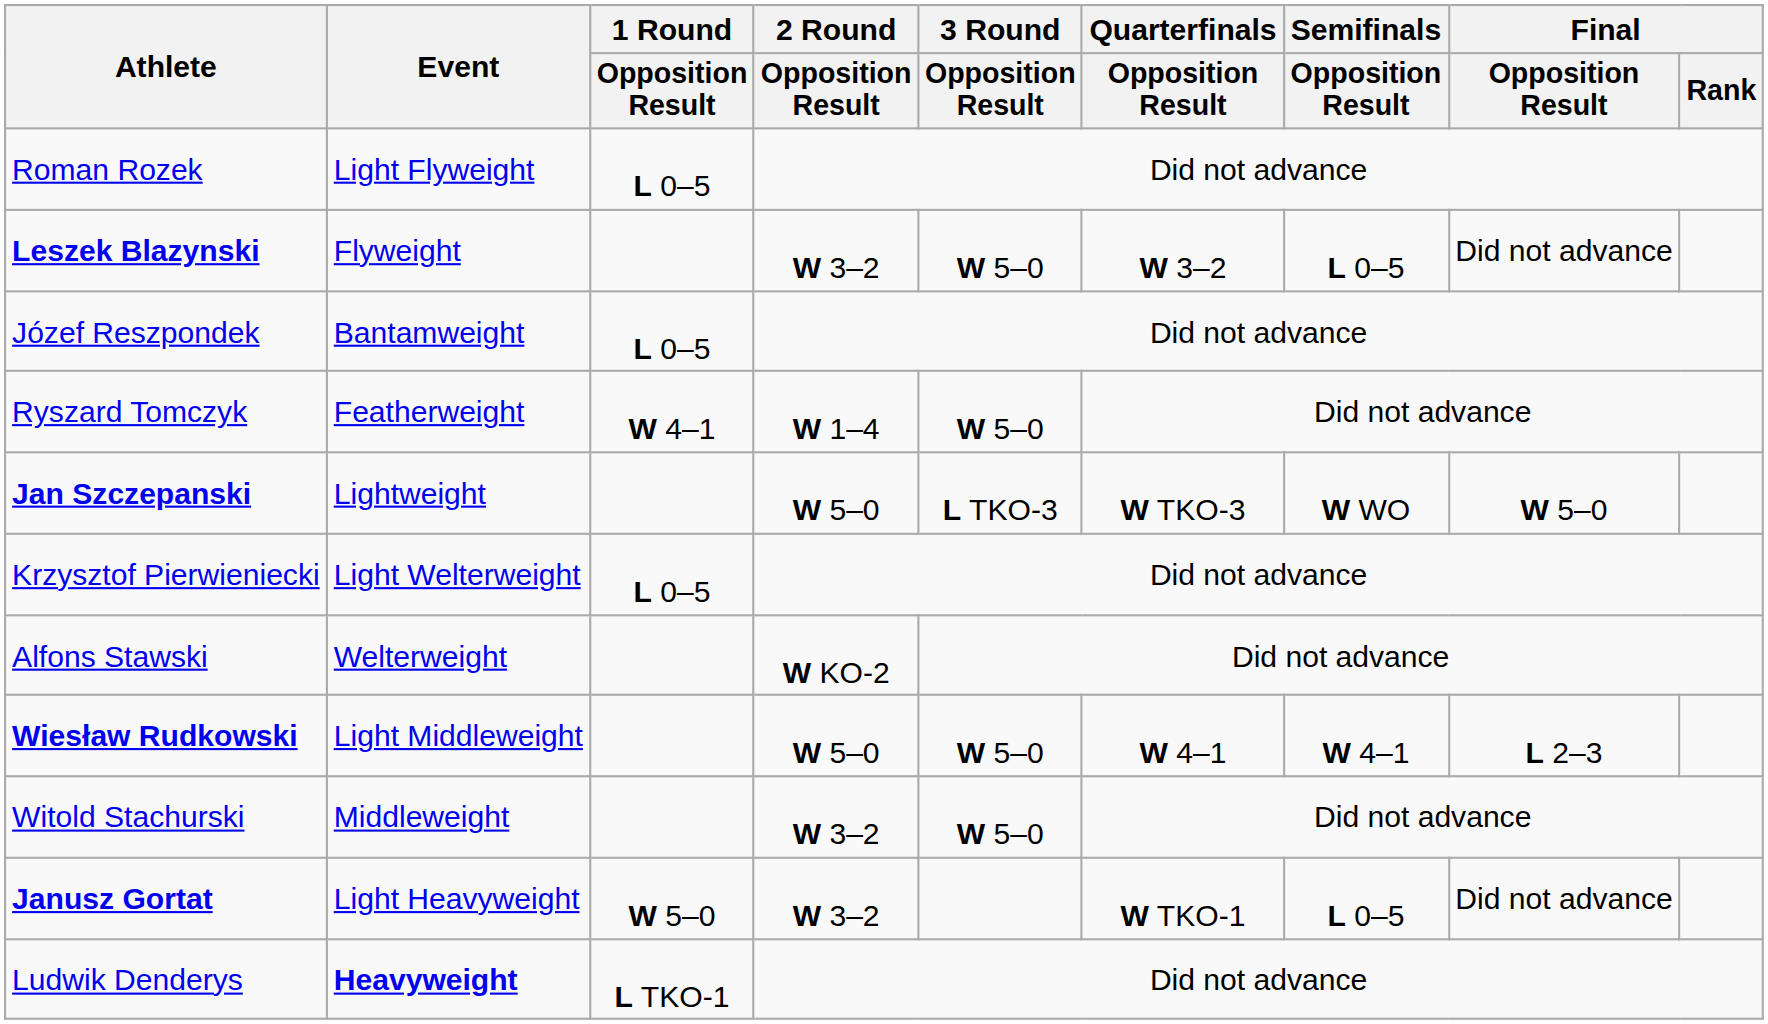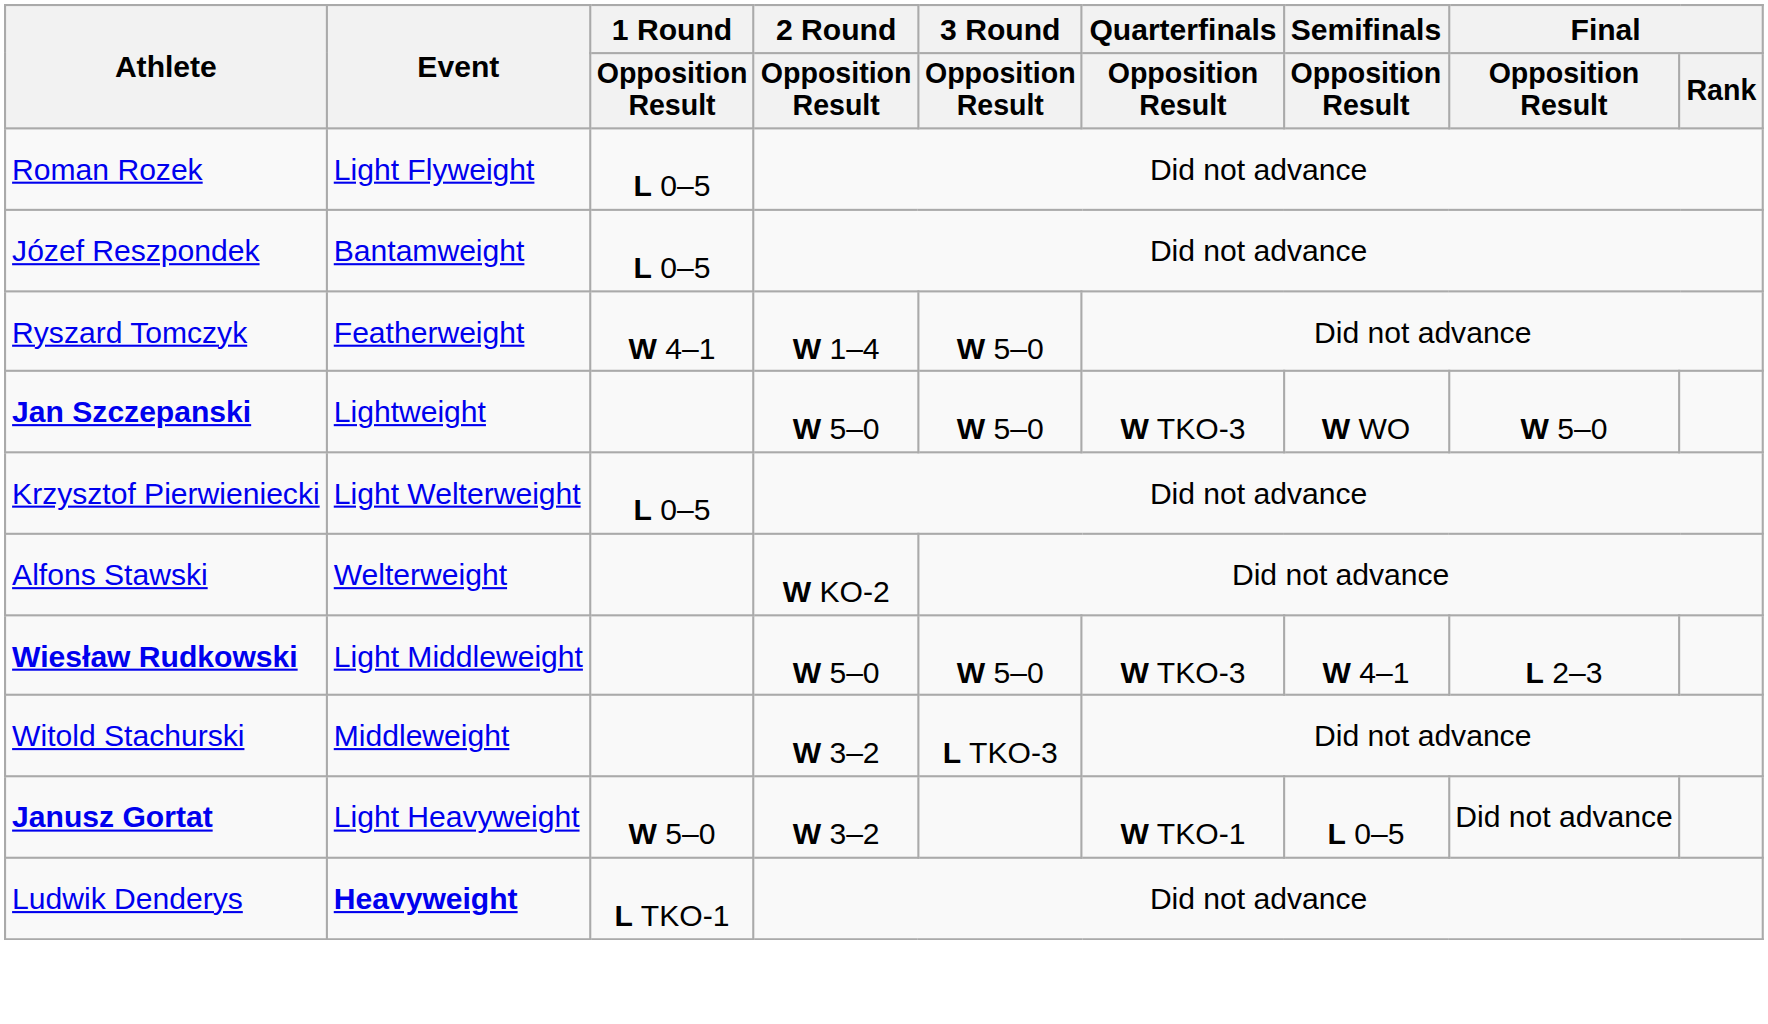- row: (136, 251)
(1000, 510) L TKO-3 -> (1000, 429) W 5–0
(1183, 753) W 4–1 -> (1183, 672) W TKO-3
(1000, 834) W 5–0 -> (1000, 753) L TKO-3
